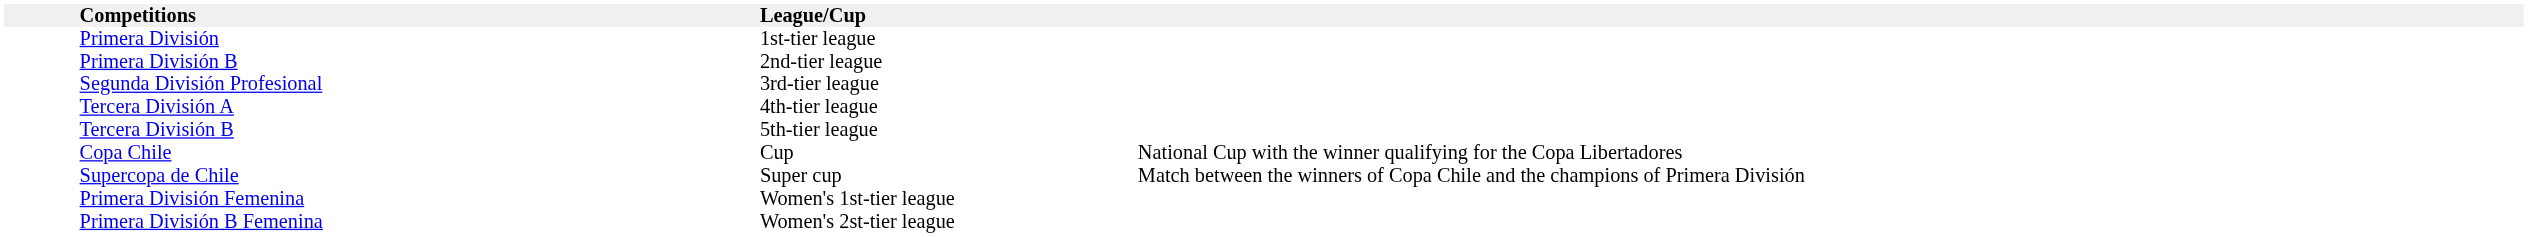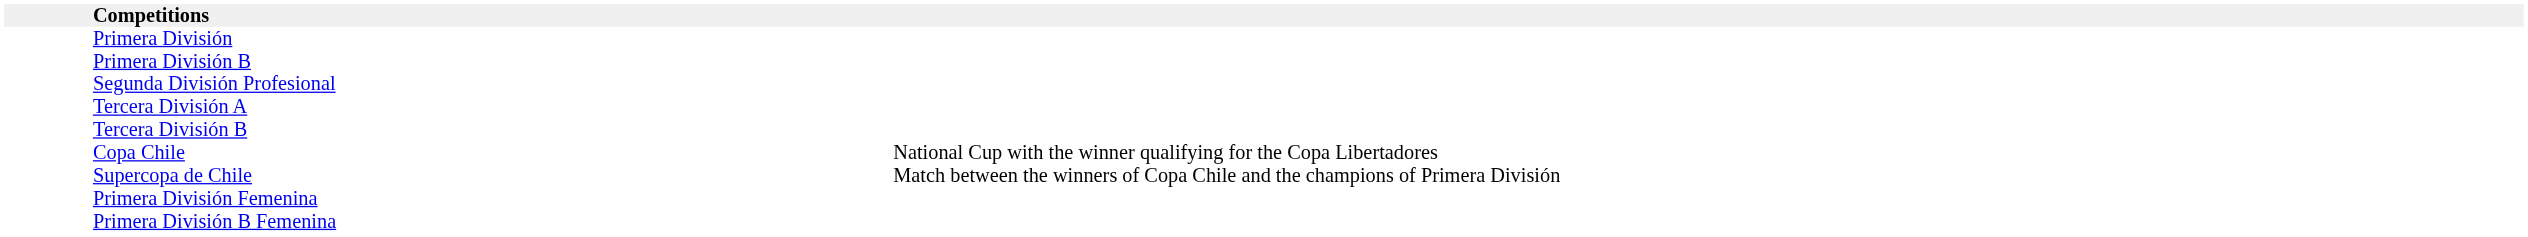- column: (813, 15)
